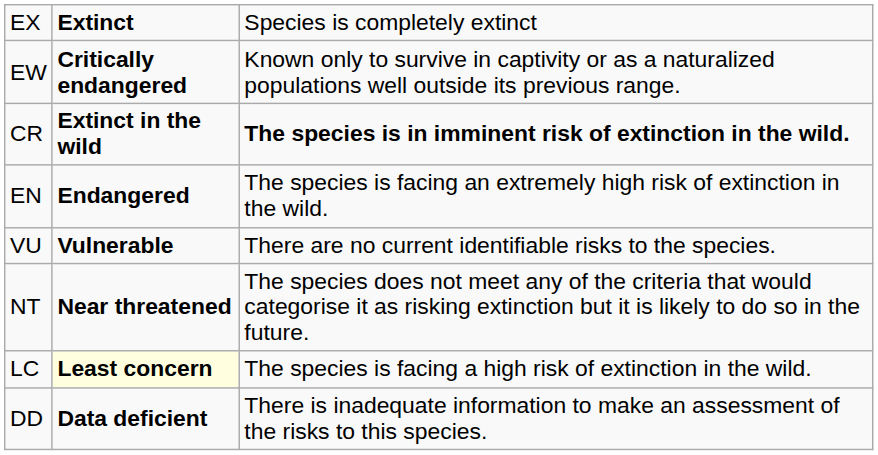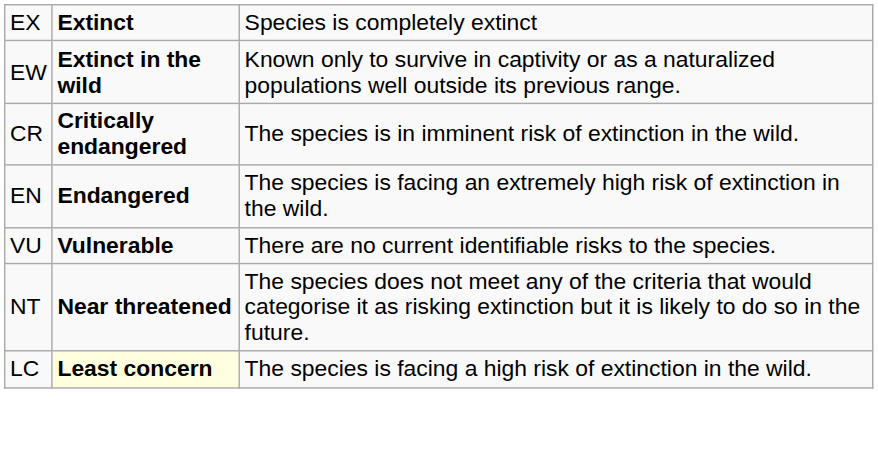(122, 71) Critically endangered -> (129, 71) Extinct in the wild
(129, 133) Extinct in the wild -> (122, 133) Critically endangered
(547, 133) bold -> (522, 133) normal
- row: (27, 418)
